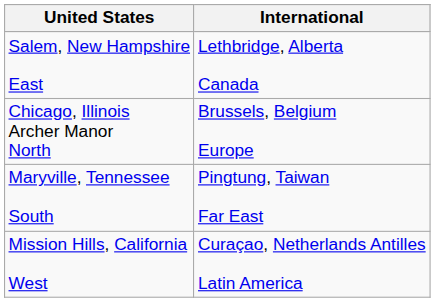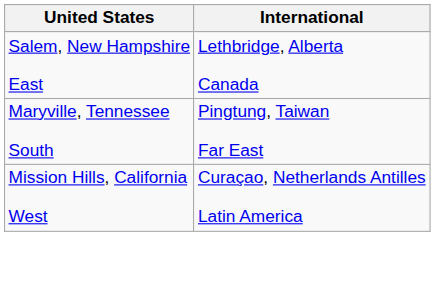- row: (69, 131)
